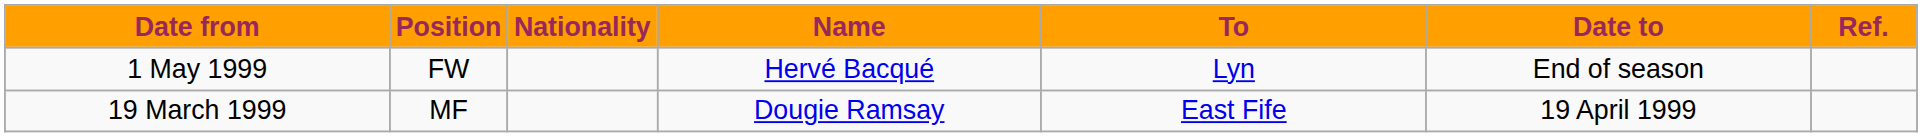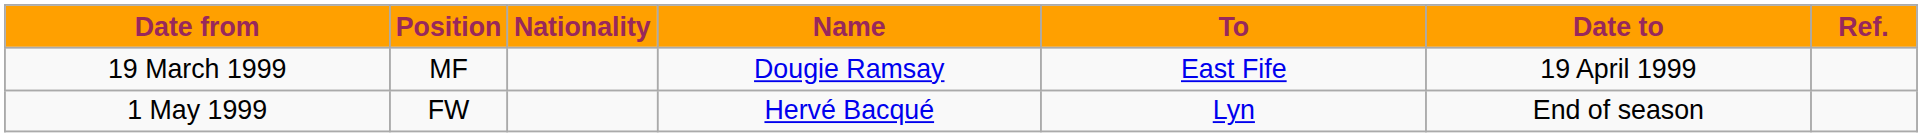rows swapped: (197, 111) <-> (197, 69)
